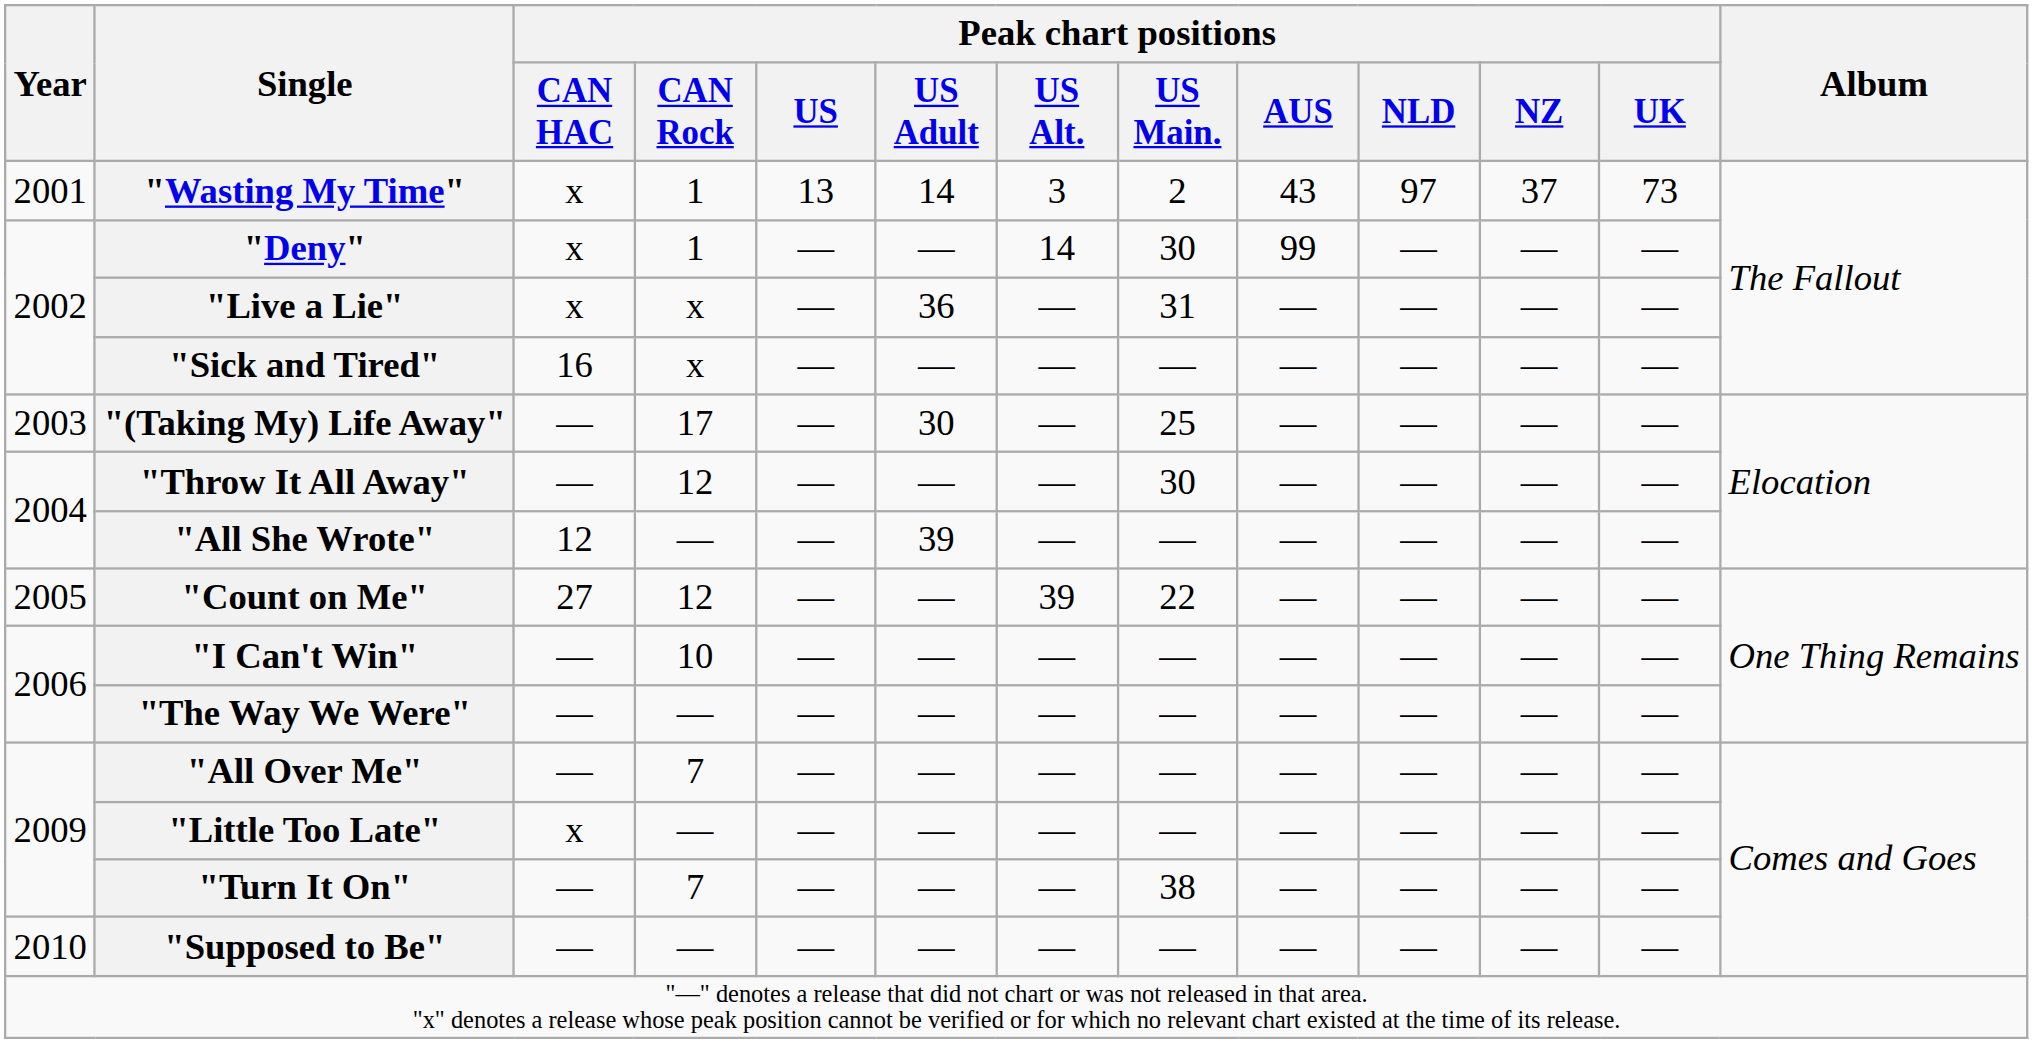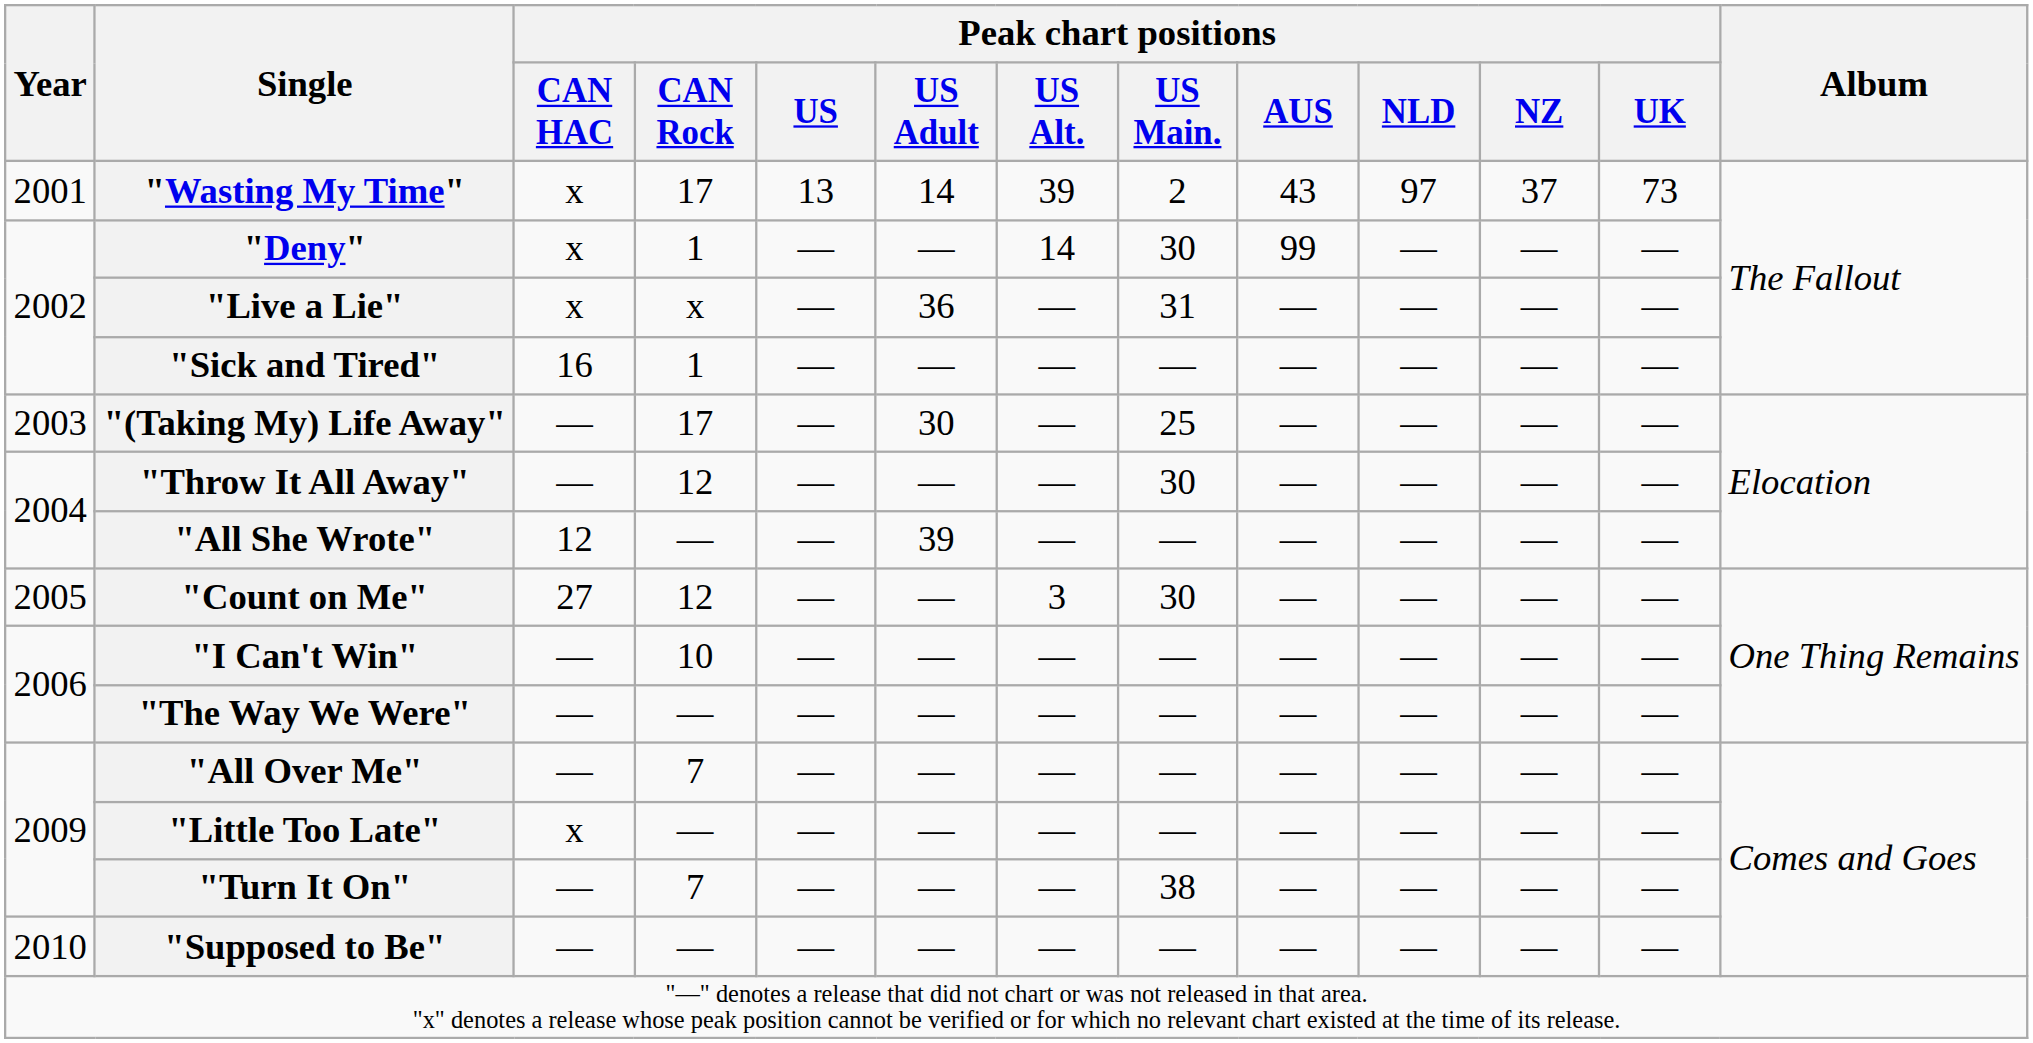(695, 190) 1 -> (695, 190) 17
(1057, 190) 3 -> (1057, 190) 39
(695, 364) x -> (695, 364) 1
(1057, 597) 39 -> (1057, 597) 3
(1177, 597) 22 -> (1177, 597) 30
